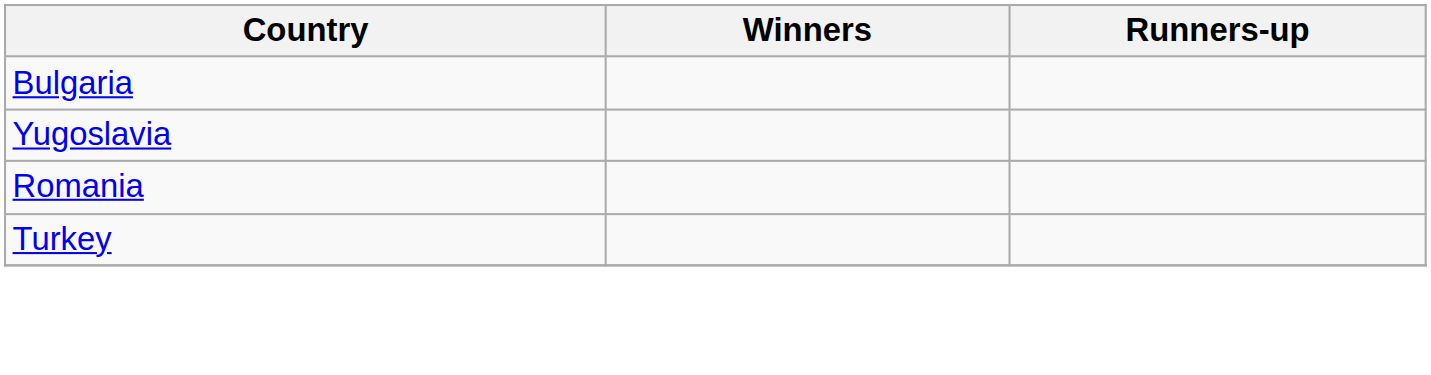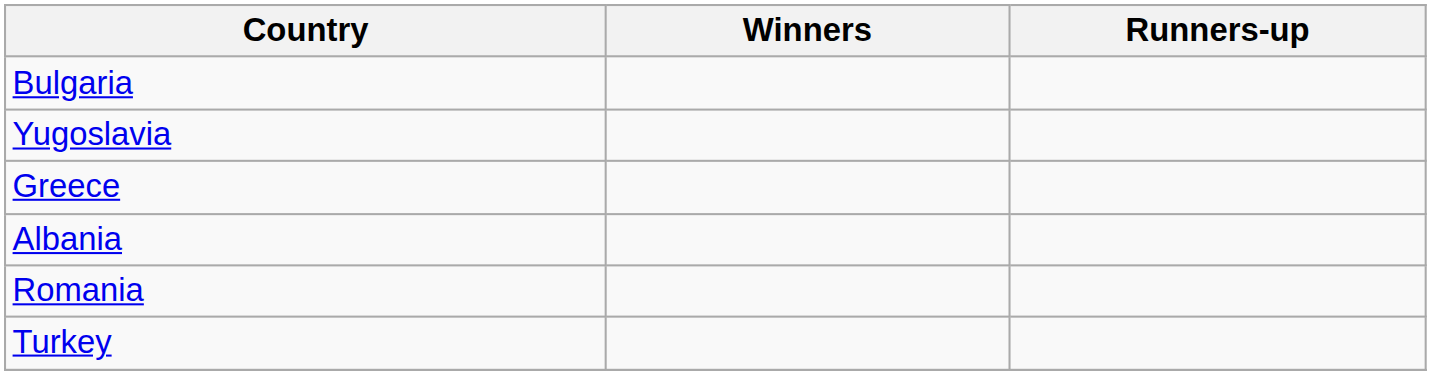+ row: (66, 186)
+ row: (67, 238)
